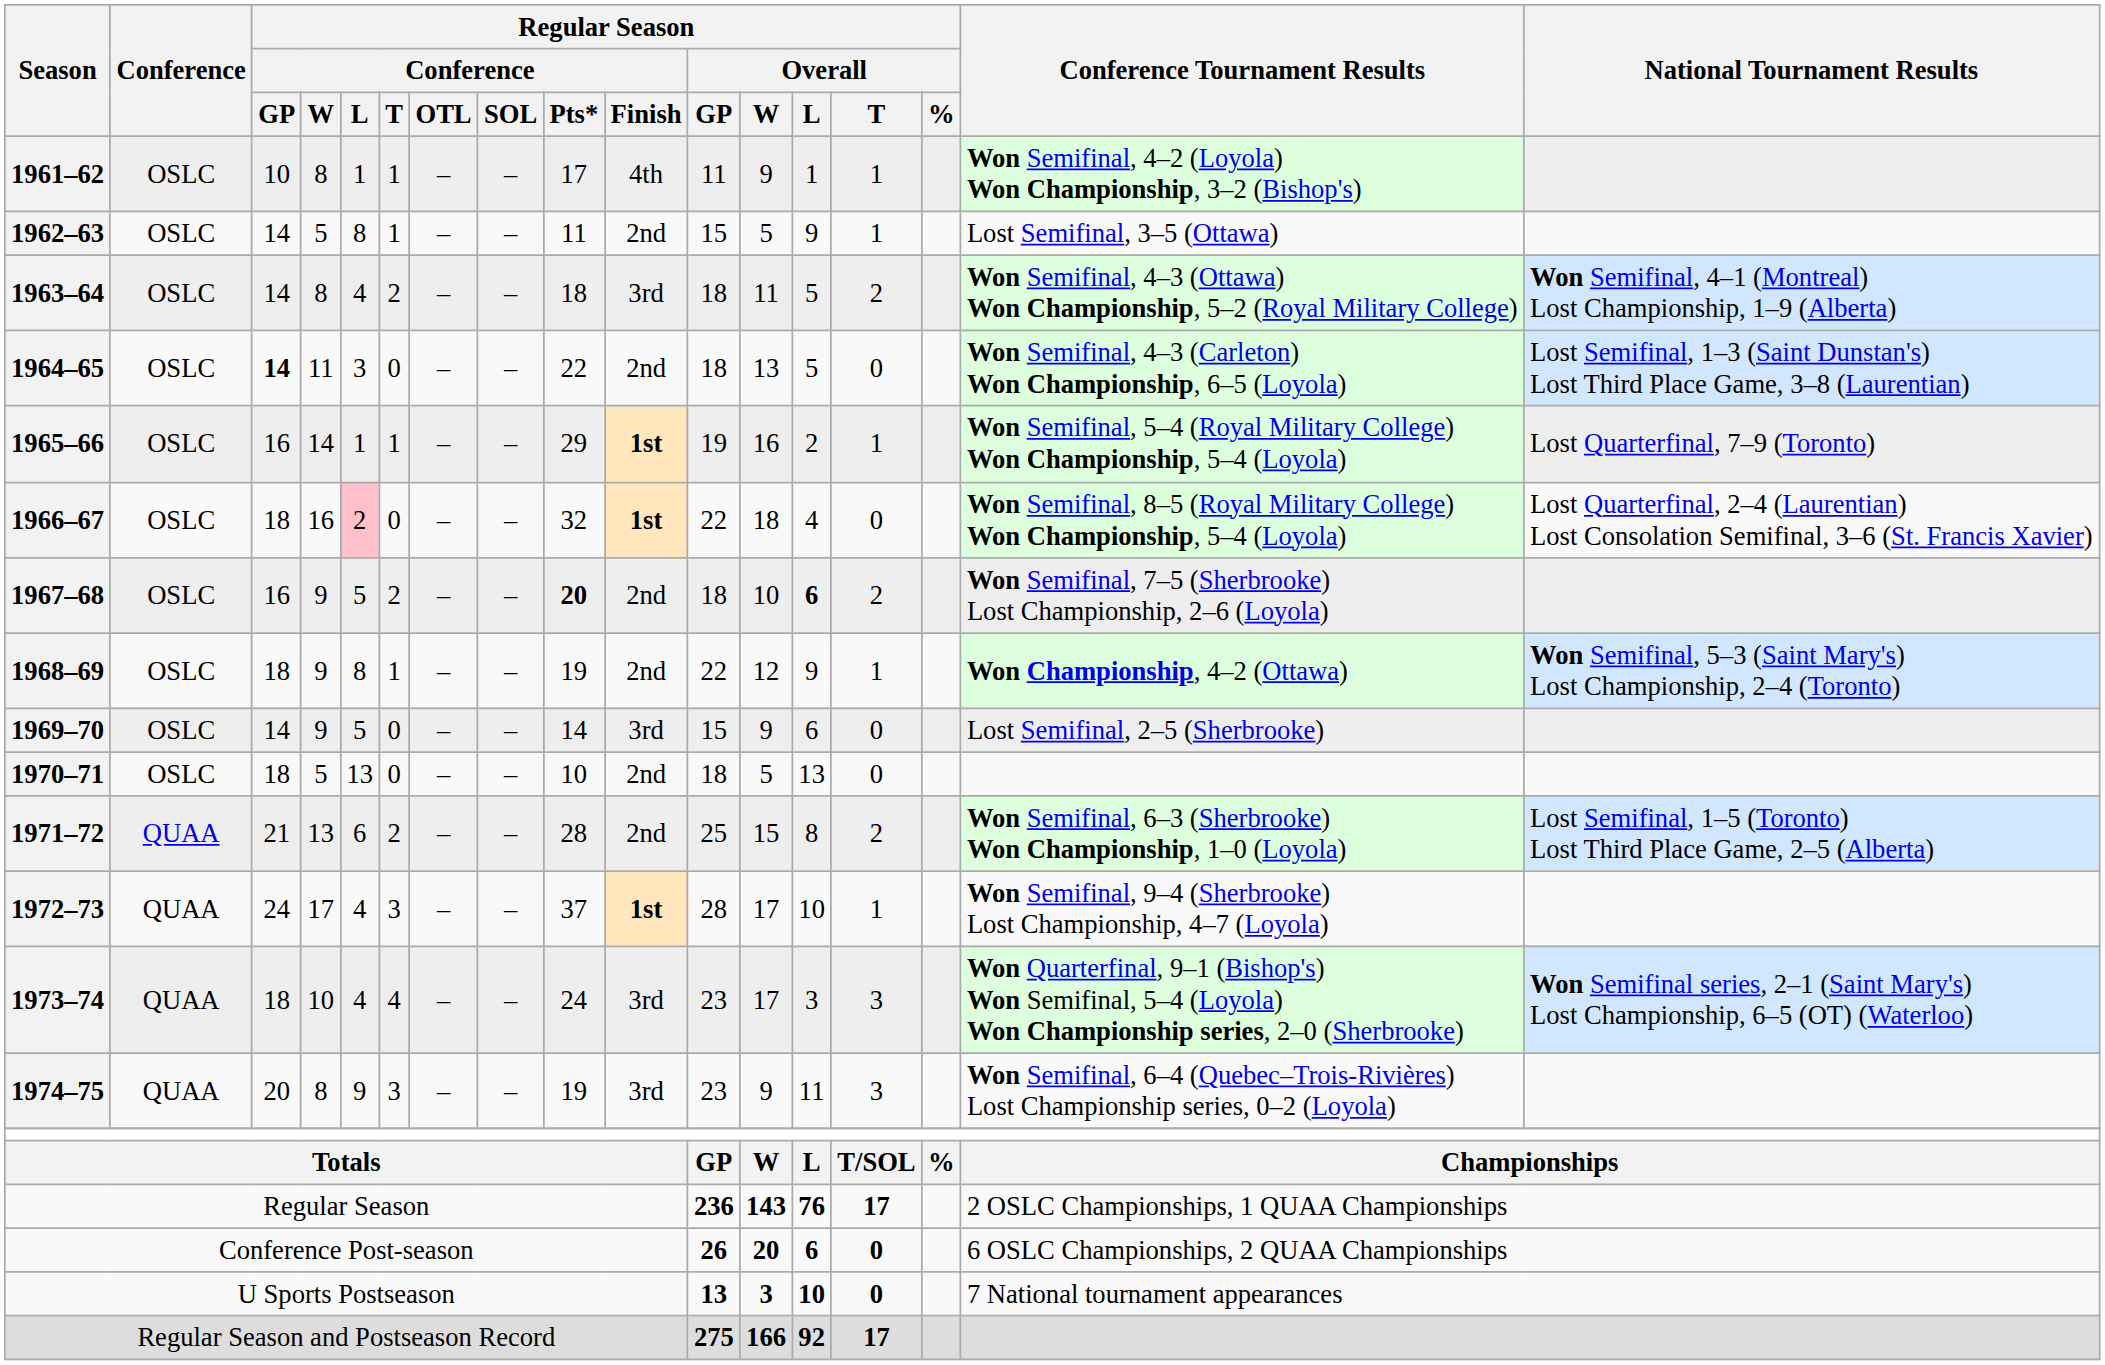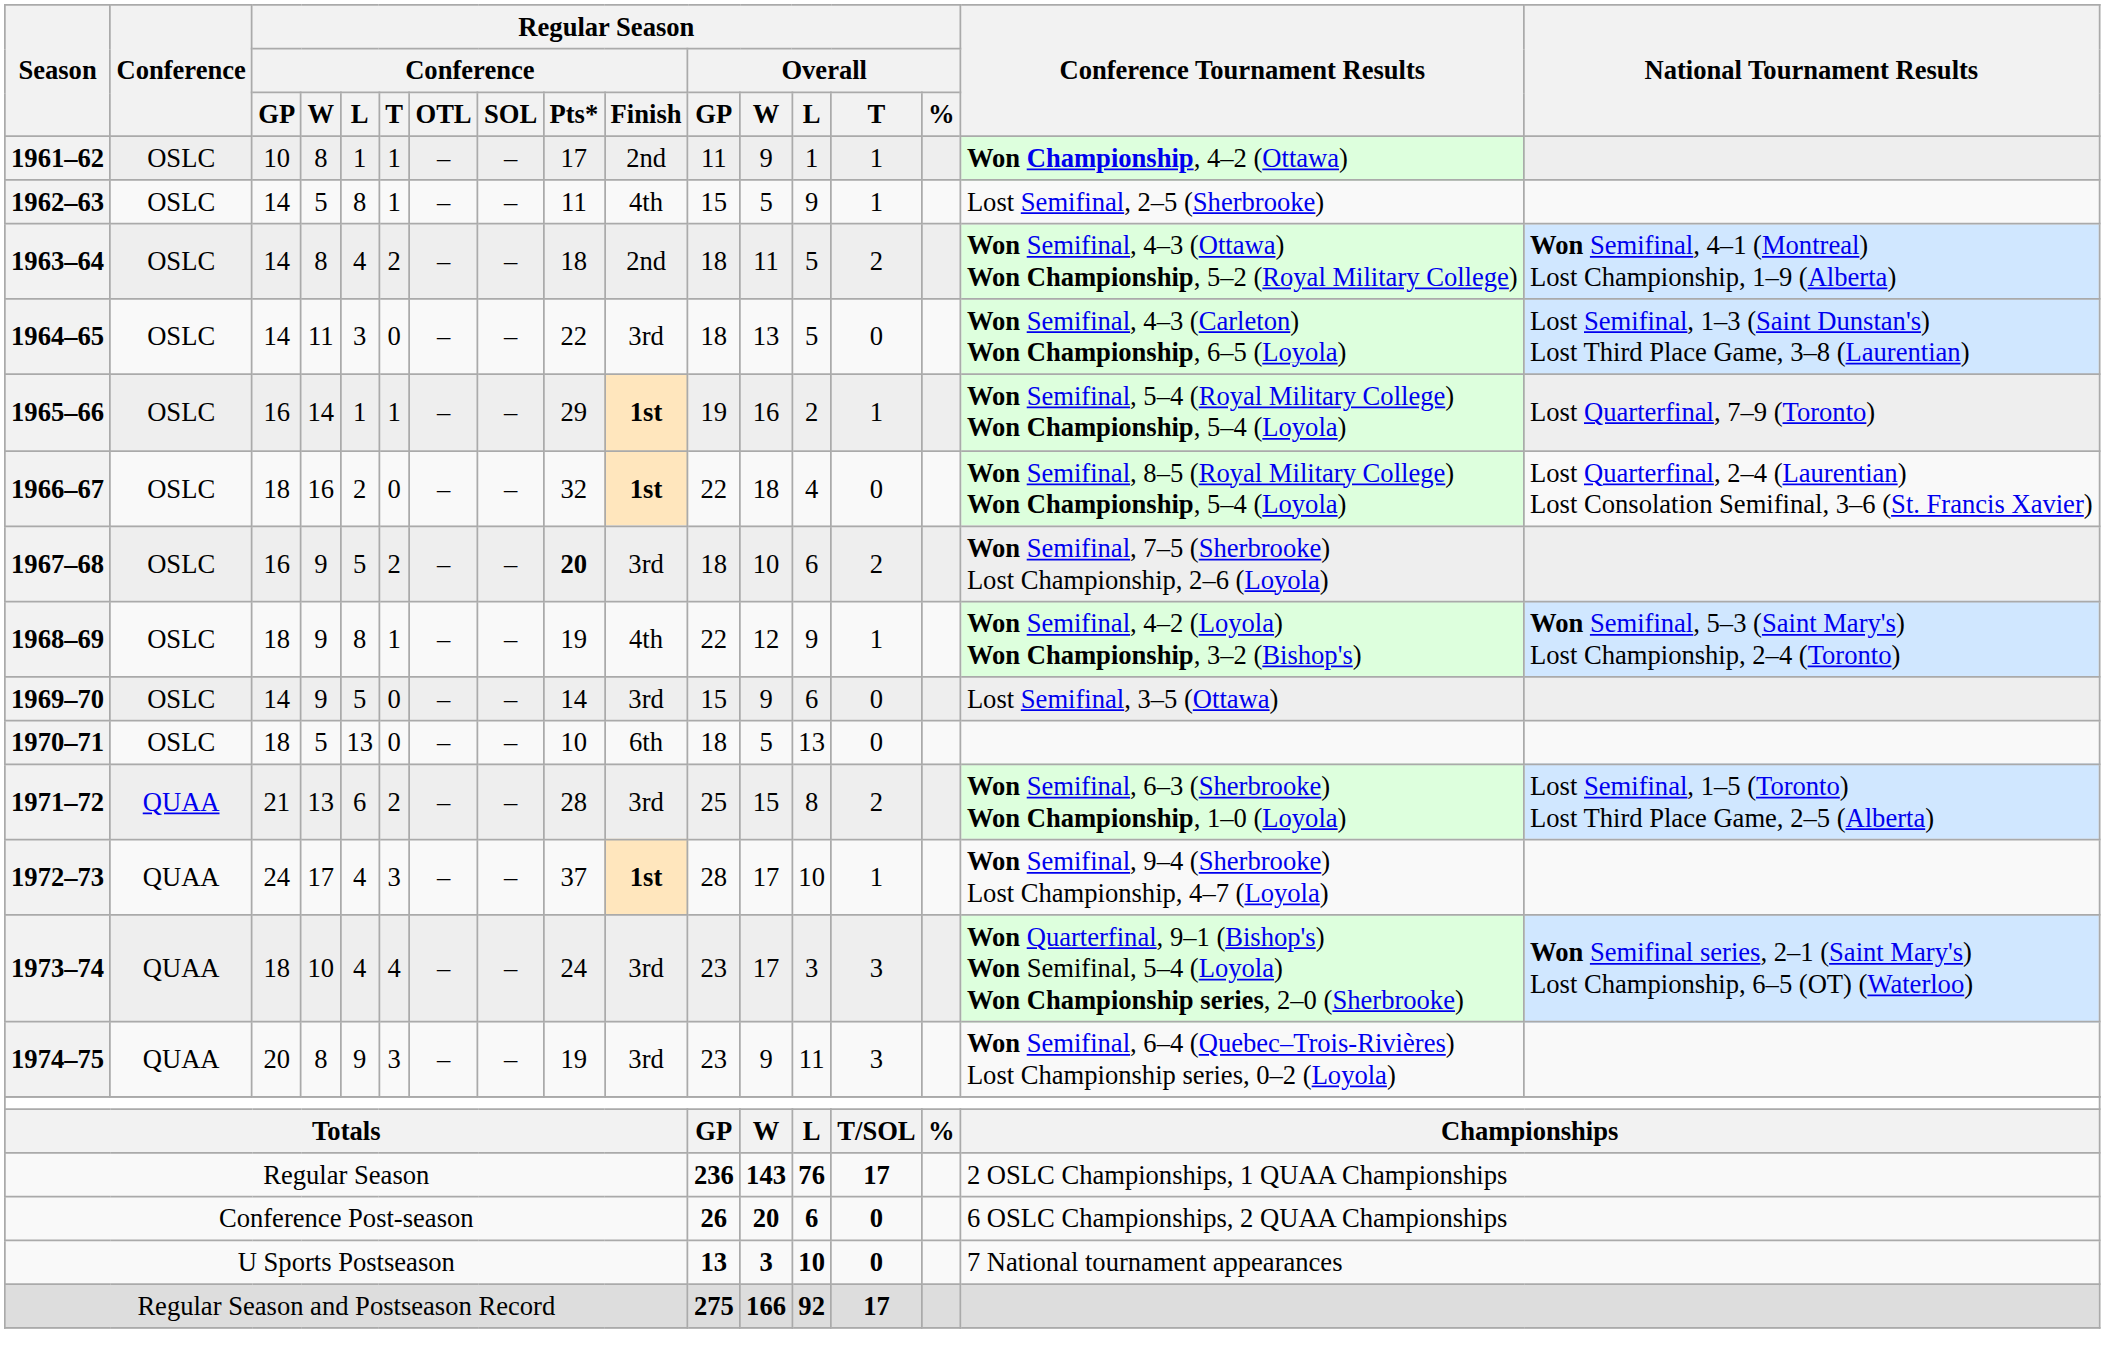(646, 173) 4th -> (646, 158) 2nd
(1164, 173) Won Semifinal, 4–2 (Loyola) Won Championship, 3–2 (Bishop's) -> (1157, 158) Won Championship, 4–2 (Ottawa)
(646, 233) 2nd -> (646, 202) 4th
(1123, 233) Lost Semifinal, 3–5 (Ottawa) -> (1146, 202) Lost Semifinal, 2–5 (Sherbrooke)
(646, 293) 3rd -> (646, 261) 2nd
(277, 368) bold -> (277, 337) normal
(646, 368) 2nd -> (646, 337) 3rd
(360, 519) pink background -> (360, 487) no background
(646, 594) 2nd -> (646, 563) 3rd
(812, 594) bold -> (812, 563) normal
(646, 669) 2nd -> (646, 638) 4th
(1157, 669) Won Championship, 4–2 (Ottawa) -> (1164, 638) Won Semifinal, 4–2 (Loyola) Won Championship, 3–2 (Bishop's)
(1146, 729) Lost Semifinal, 2–5 (Sherbrooke) -> (1123, 698) Lost Semifinal, 3–5 (Ottawa)
(646, 773) 2nd -> (646, 741) 6th
(646, 833) 2nd -> (646, 801) 3rd
